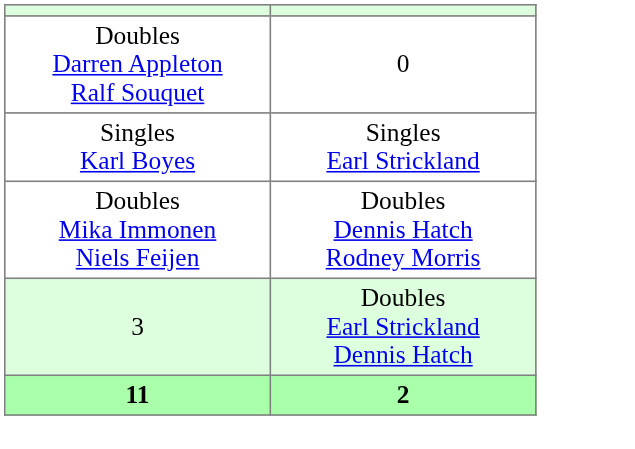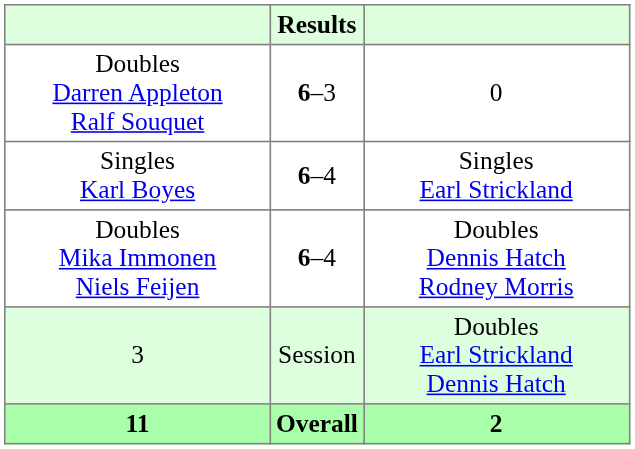+ column: (317, 24)
